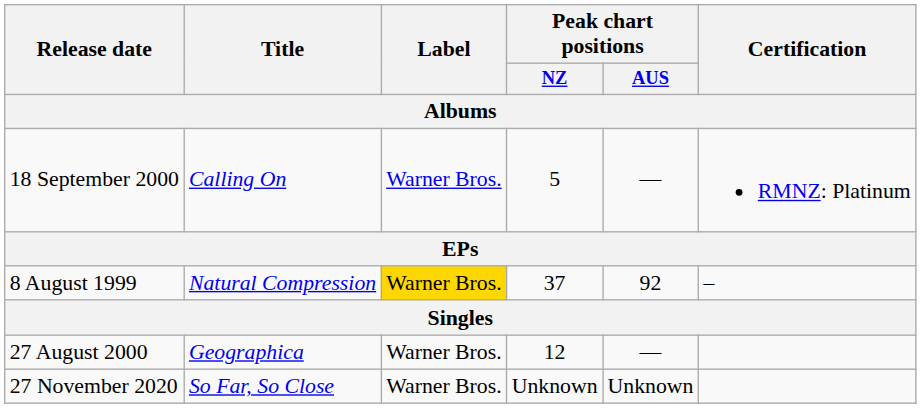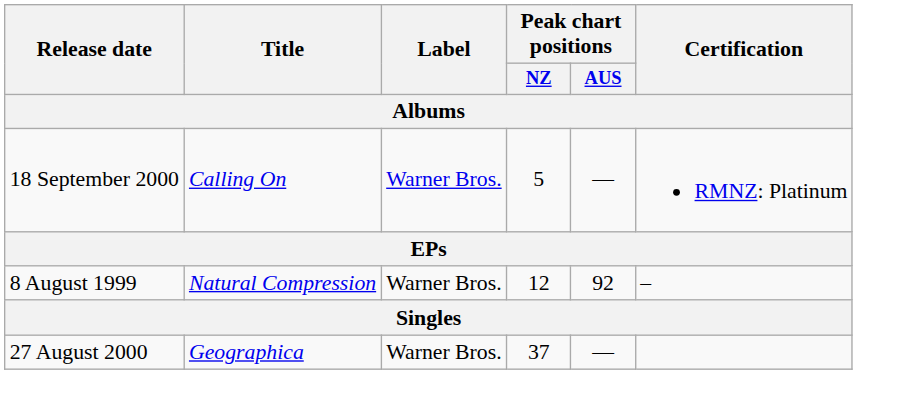(444, 282) gold background -> (444, 282) no background
(555, 282) 37 -> (539, 282) 12
(555, 351) 12 -> (539, 351) 37
- row: (94, 386)
